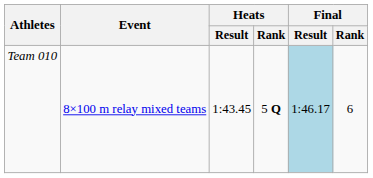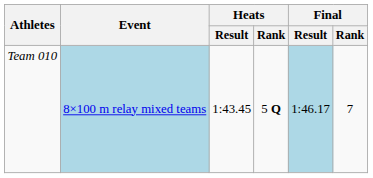(135, 109) no background -> (135, 109) lightblue background
(350, 109) 6 -> (350, 109) 7
